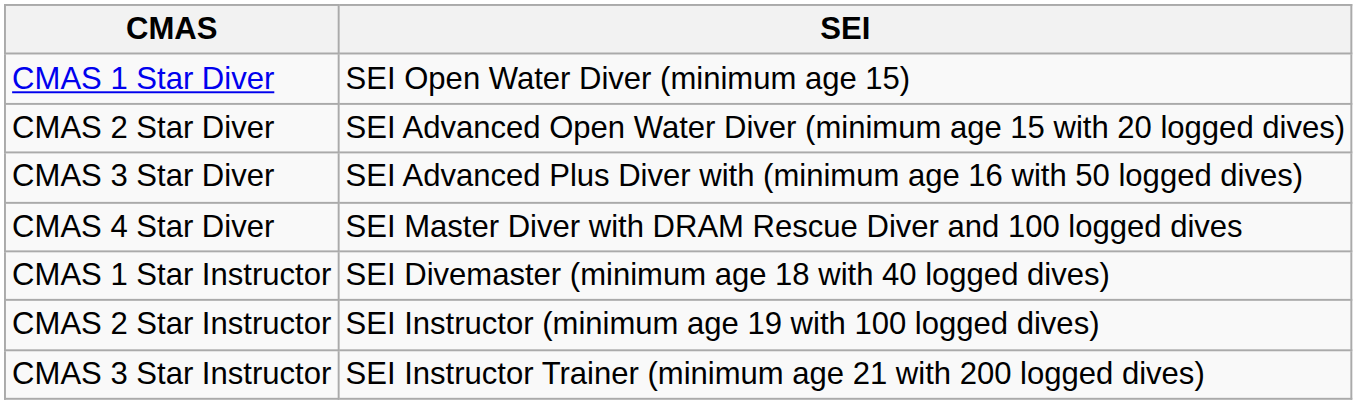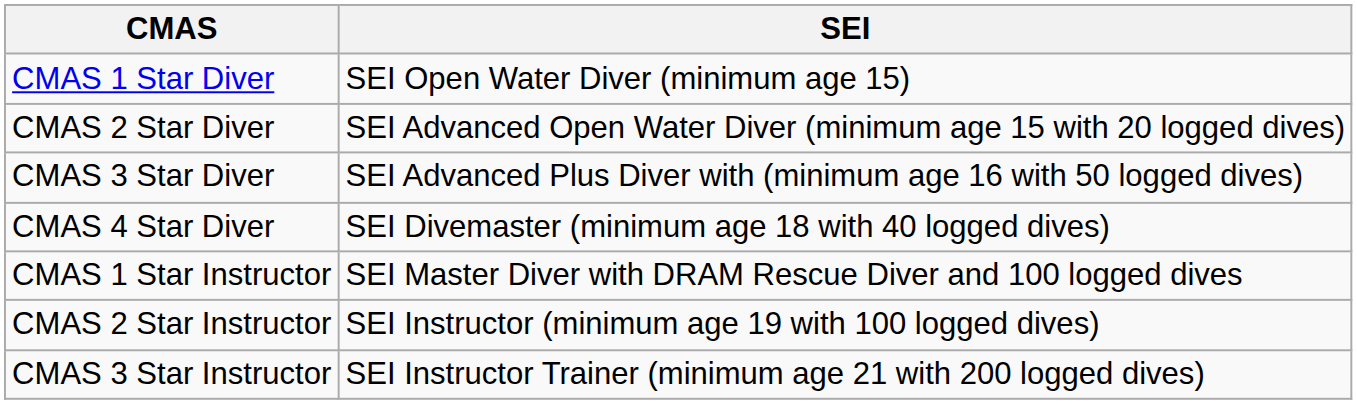(794, 226) SEI Master Diver with DRAM Rescue Diver and 100 logged dives -> (728, 226) SEI Divemaster (minimum age 18 with 40 logged dives)
(728, 275) SEI Divemaster (minimum age 18 with 40 logged dives) -> (794, 275) SEI Master Diver with DRAM Rescue Diver and 100 logged dives
